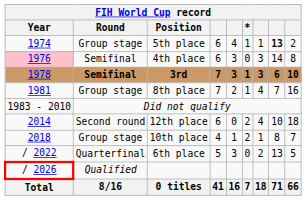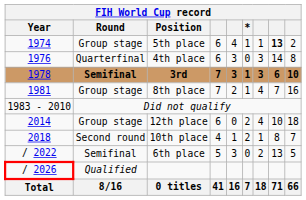(39, 59) pink background -> (39, 59) no background
(110, 59) Semifinal -> (110, 59) Quarterfinal
(110, 122) Second round -> (110, 122) Group stage
(110, 138) Group stage -> (110, 138) Second round
(110, 154) Quarterfinal -> (110, 154) Semifinal
